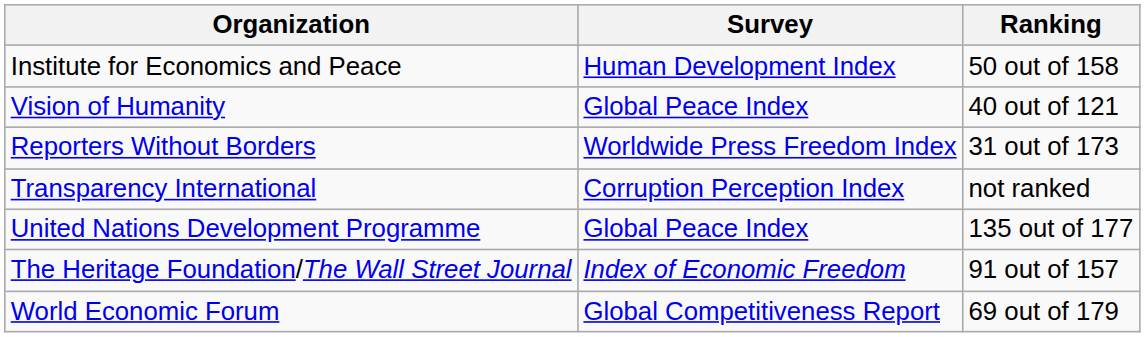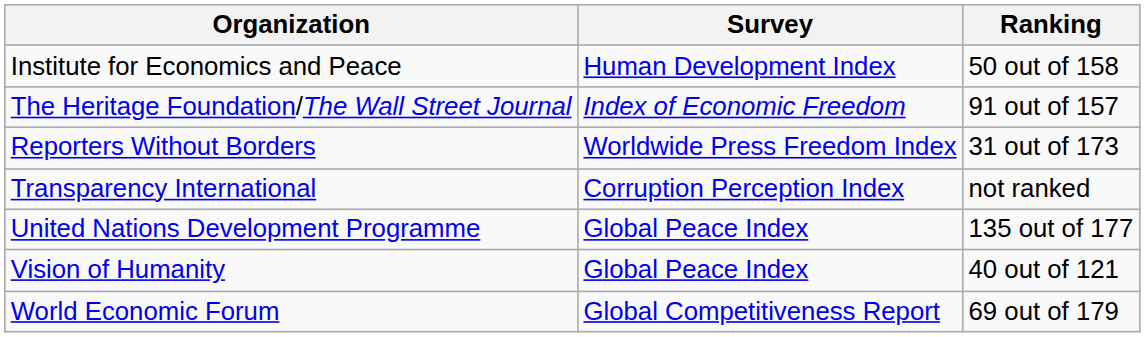rows swapped: (291, 270) <-> (118, 106)
